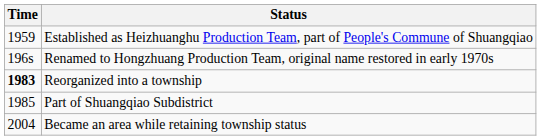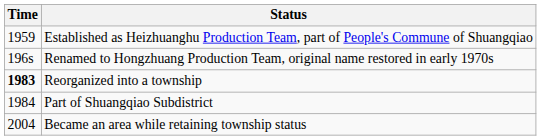(21, 102) 1985 -> (21, 102) 1984
